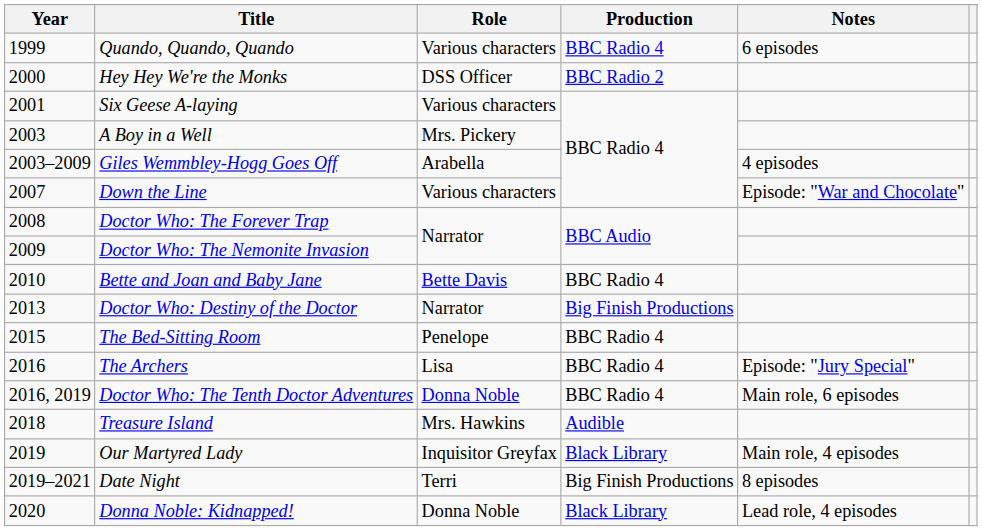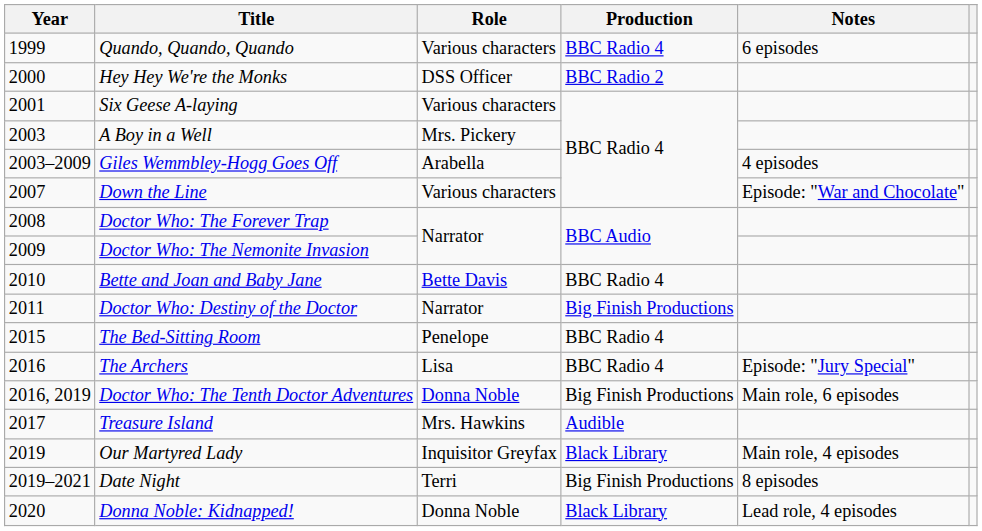(27, 308) 2013 -> (27, 308) 2011
(614, 395) BBC Radio 4 -> (649, 395) Big Finish Productions
(27, 423) 2018 -> (27, 423) 2017
